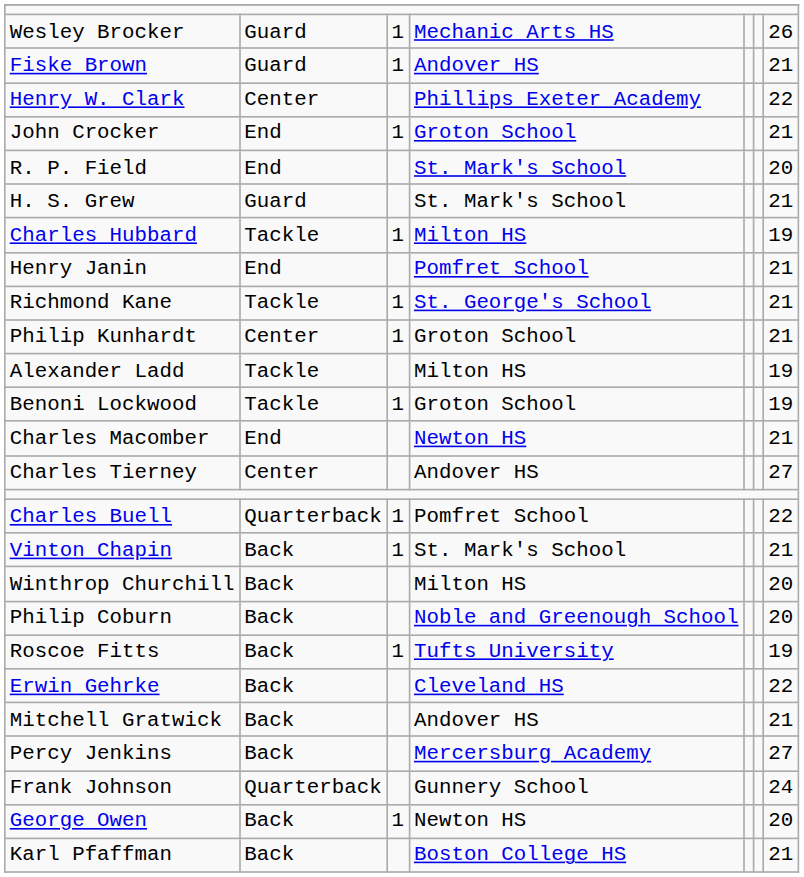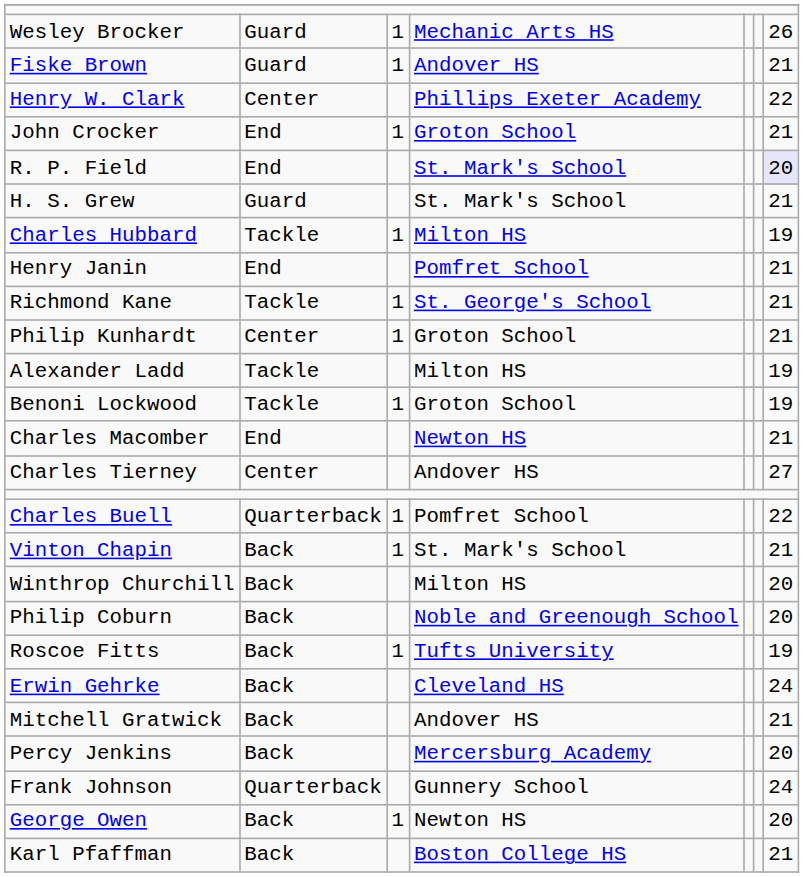(781, 167) no background -> (781, 167) lavender background
(781, 686) 22 -> (781, 686) 24
(781, 753) 27 -> (781, 753) 20
